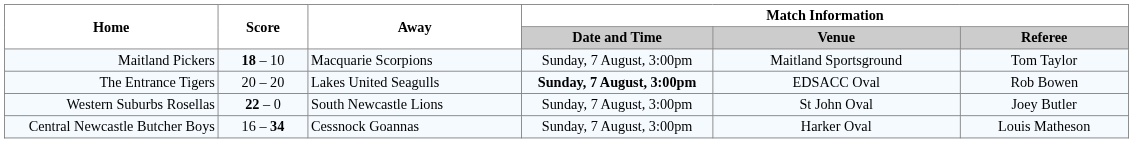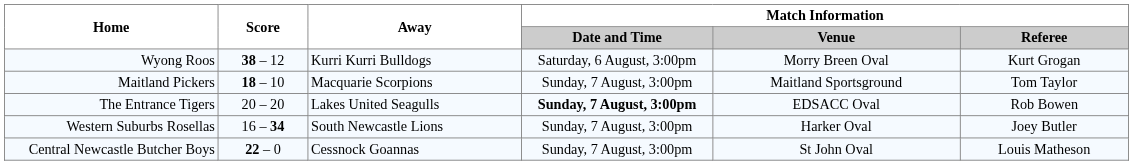+ row: (178, 60)
(263, 104) 22 – 0 -> (263, 126) 16 – 34
(836, 104) St John Oval -> (836, 126) Harker Oval
(263, 126) 16 – 34 -> (263, 149) 22 – 0
(836, 126) Harker Oval -> (836, 149) St John Oval
